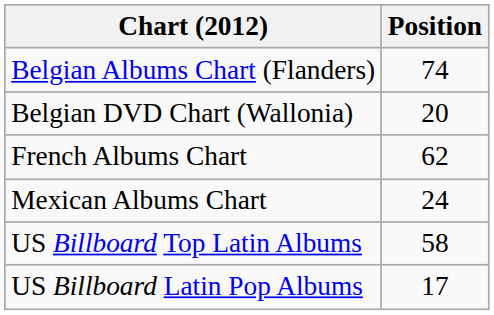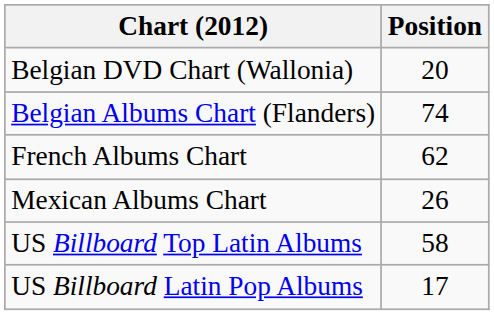rows swapped: (193, 69) <-> (182, 112)
(435, 199) 24 -> (435, 199) 26
